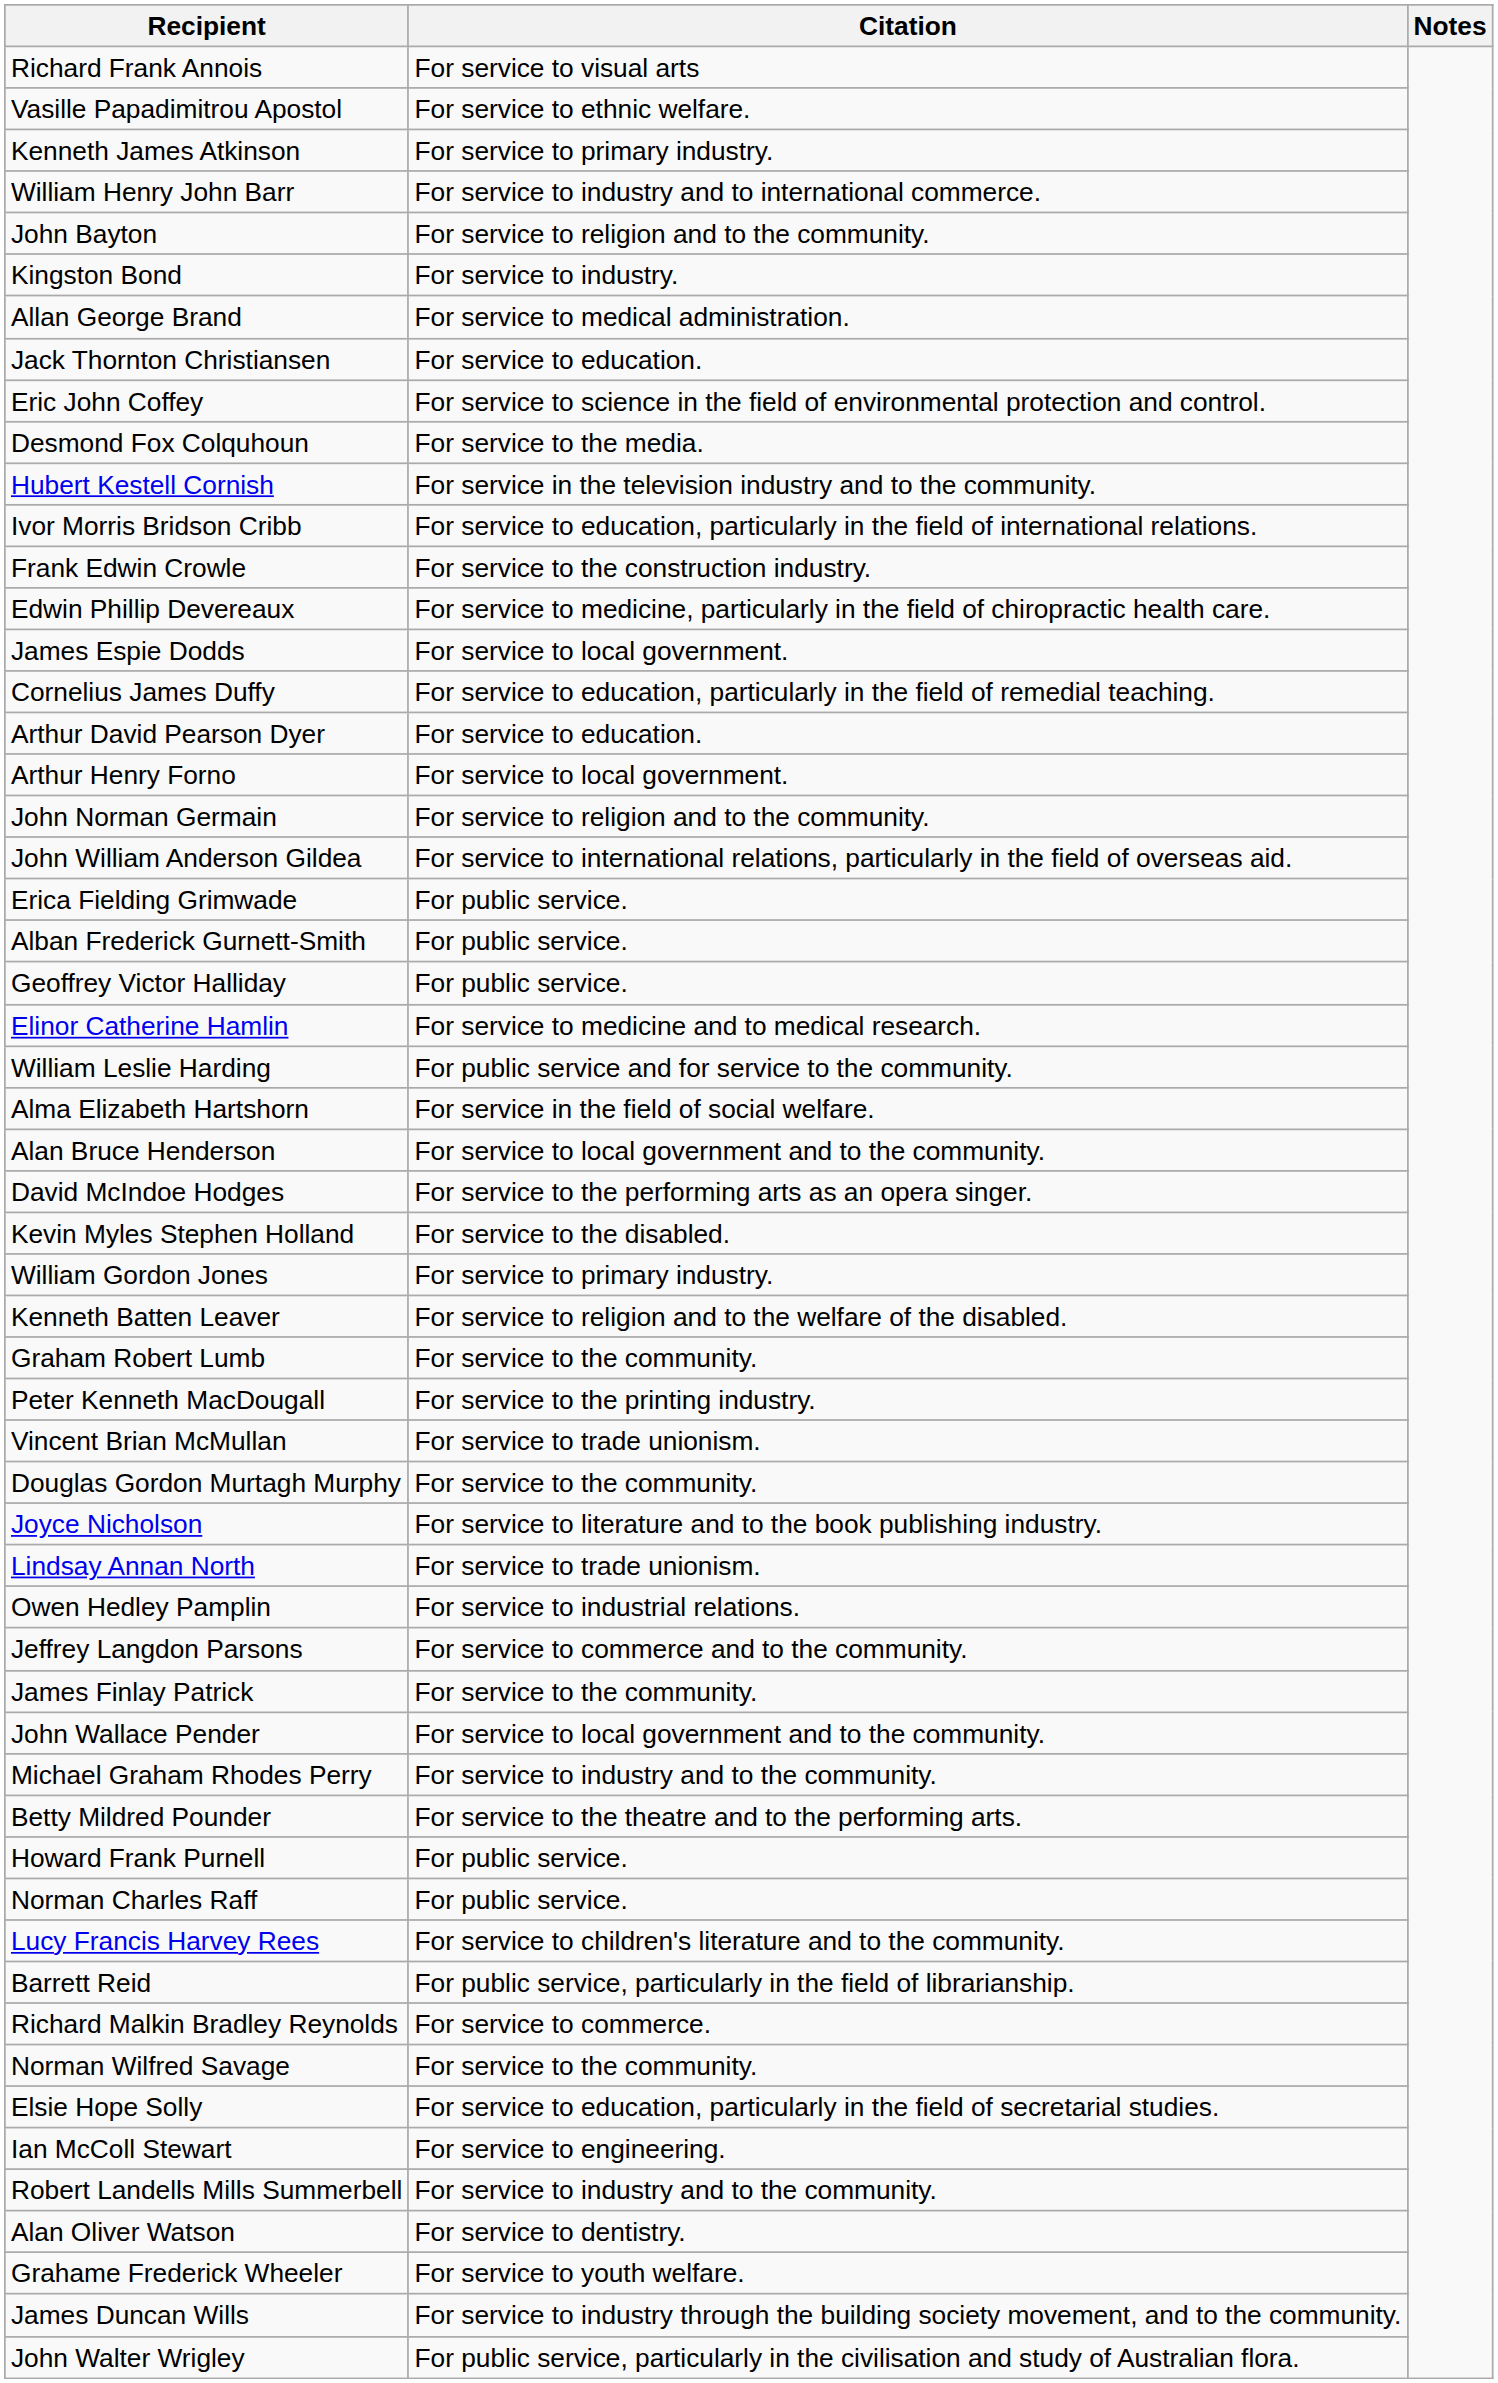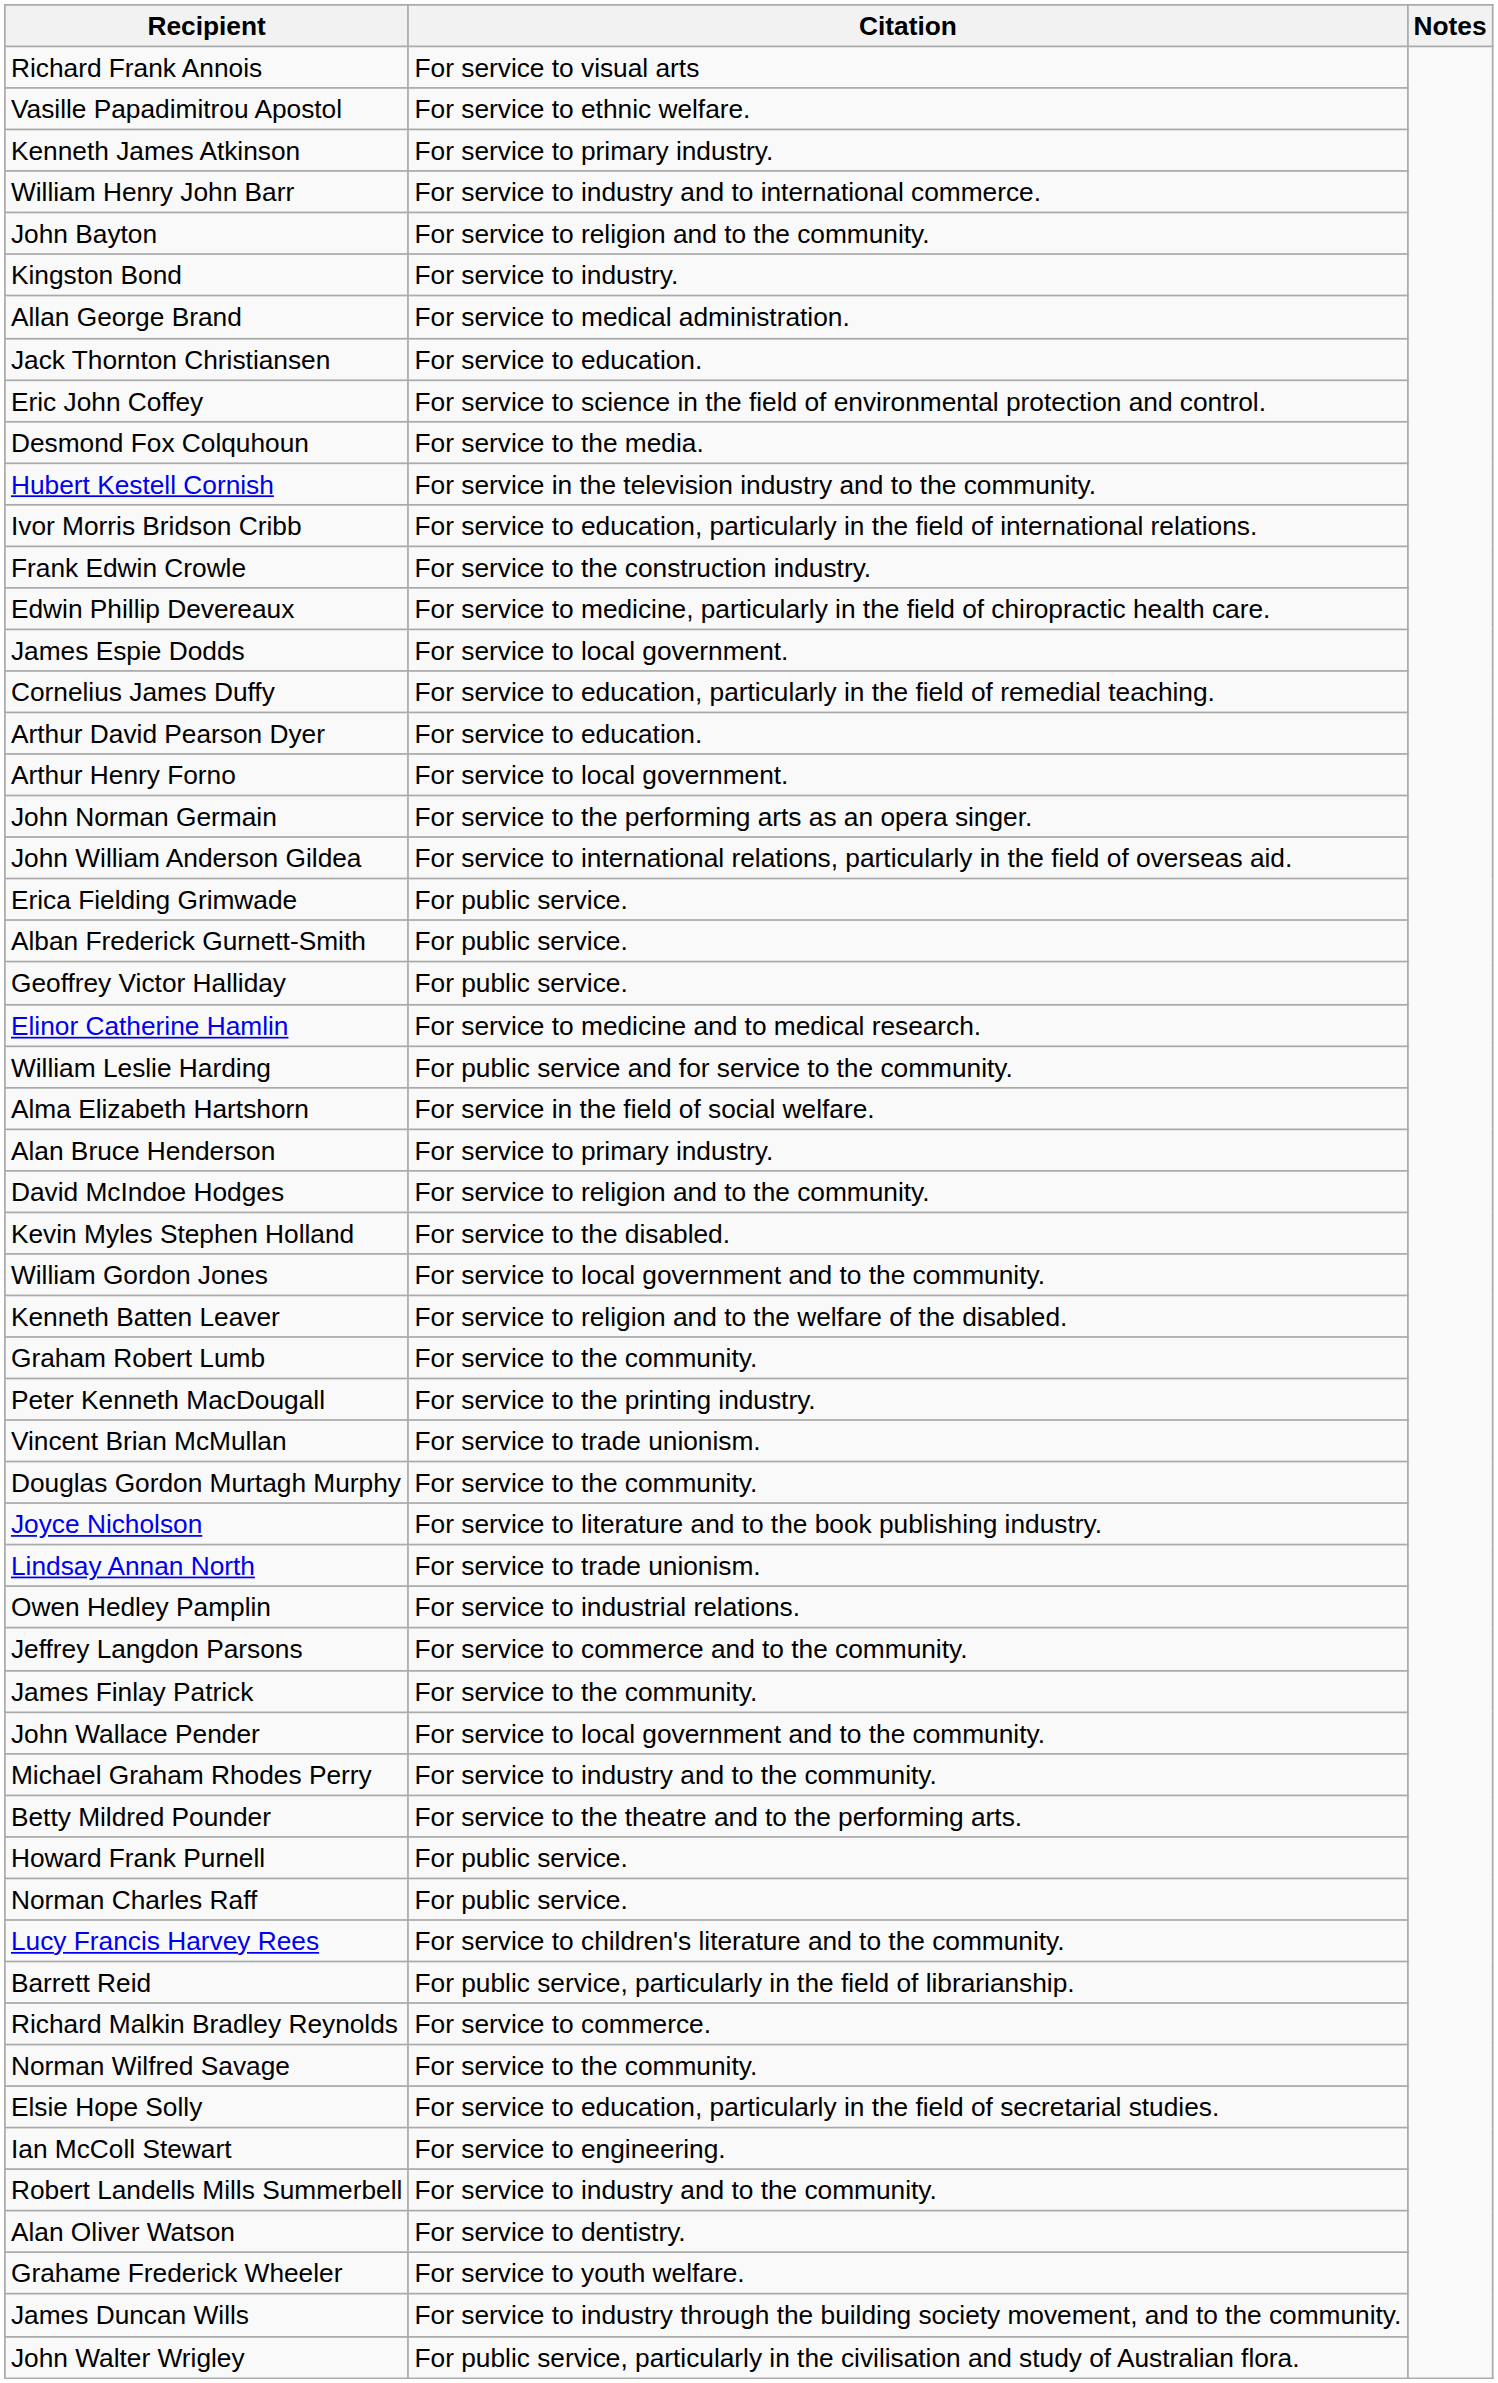(672, 817) For service to religion and to the community. -> (723, 817) For service to the performing arts as an opera singer.
(730, 1150) For service to local government and to the community. -> (594, 1150) For service to primary industry.
(723, 1191) For service to the performing arts as an opera singer. -> (672, 1191) For service to religion and to the community.
(594, 1275) For service to primary industry. -> (730, 1275) For service to local government and to the community.
